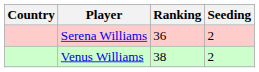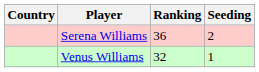(160, 56) 38 -> (160, 56) 32
(211, 56) 2 -> (211, 56) 1
